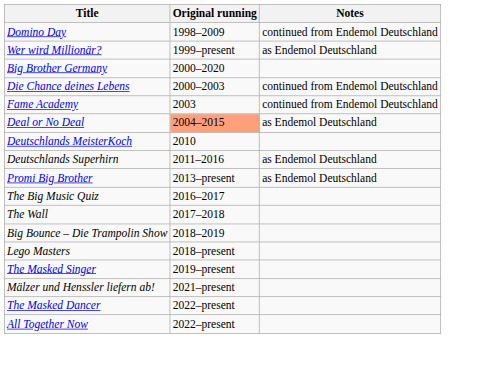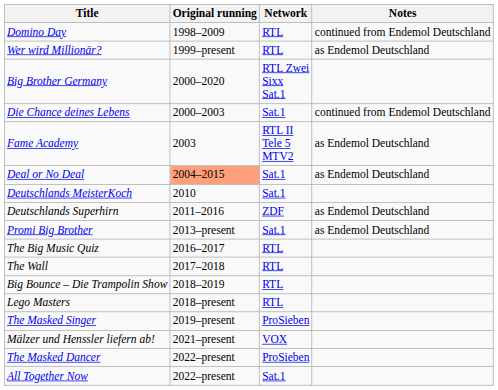+ column: (286, 13)
(350, 104) continued from Endemol Deutschland -> (372, 143) as Endemol Deutschland
